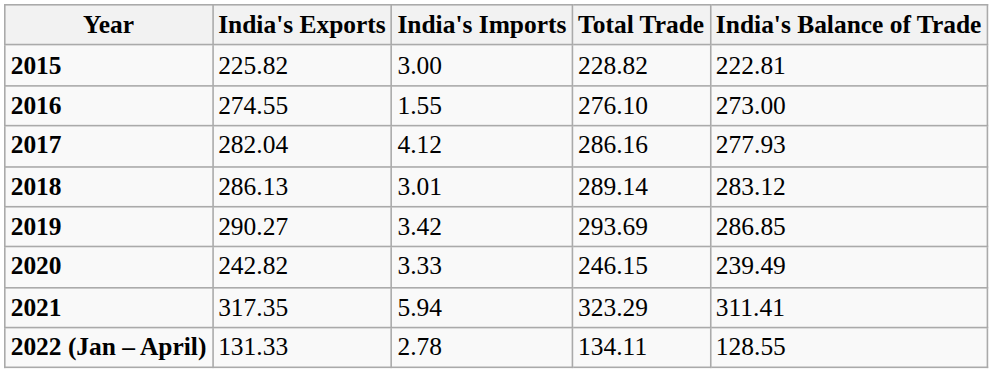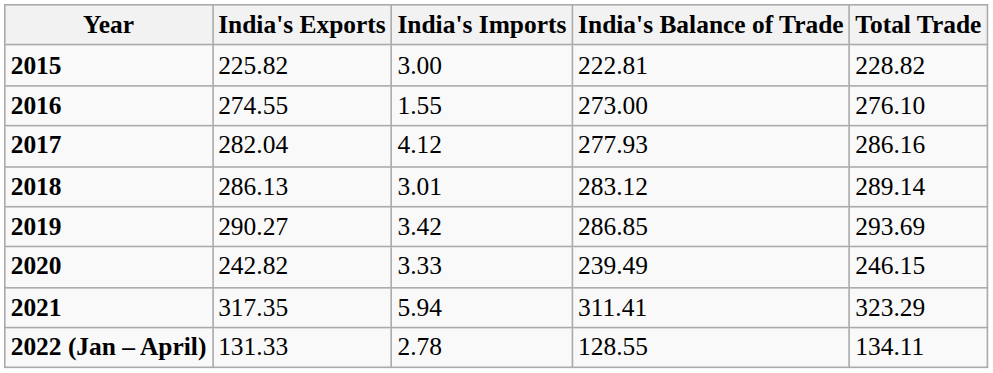columns swapped: (641, 24) <-> (849, 24)
